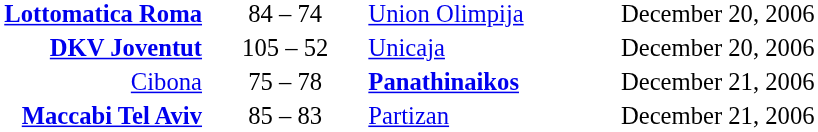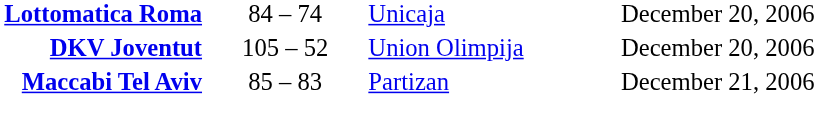(446, 14) Union Olimpija -> (407, 14) Unicaja
(407, 48) Unicaja -> (446, 48) Union Olimpija
- row: (166, 82)
